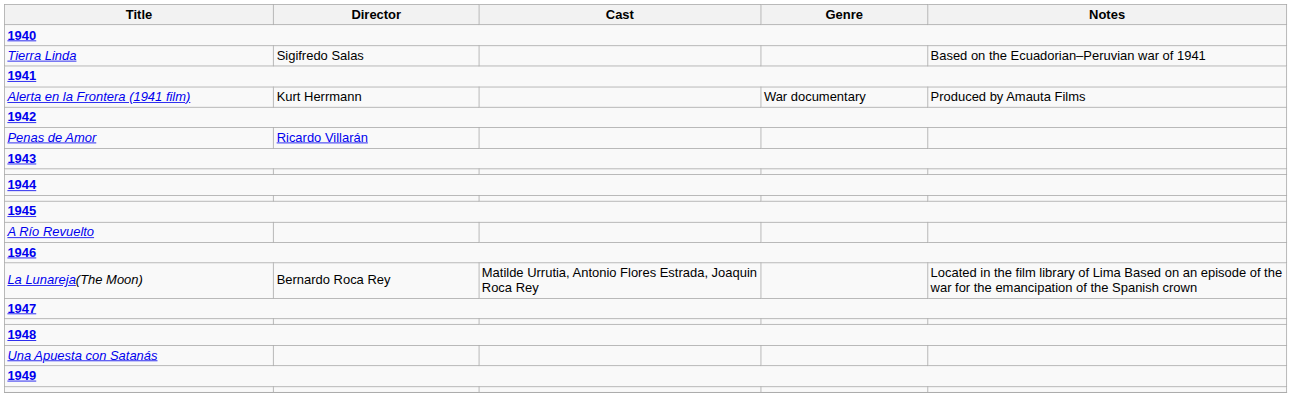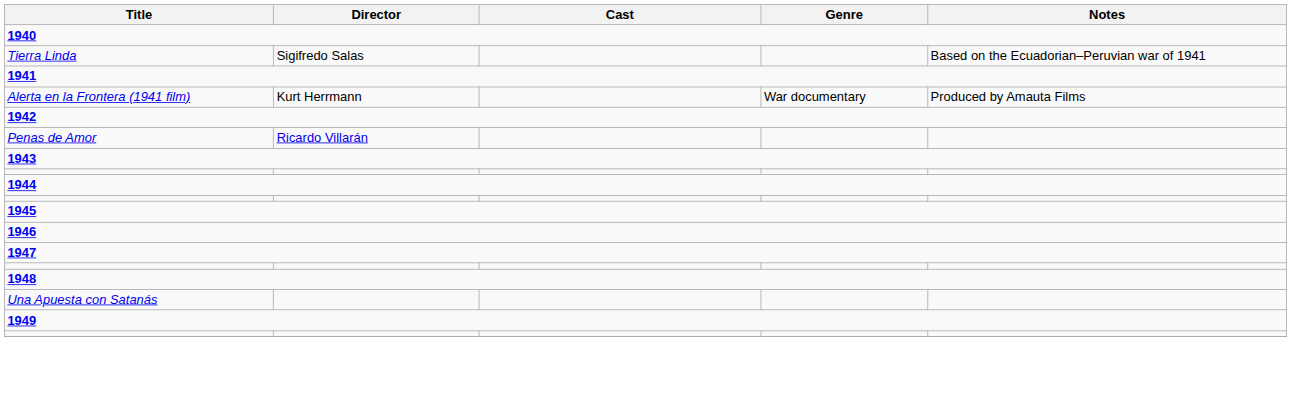- row: (51, 232)
- row: (75, 280)
